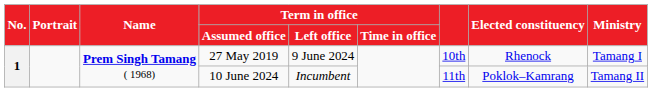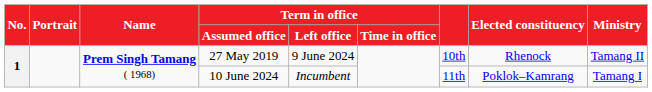(617, 55) Tamang I -> (617, 55) Tamang II
(617, 76) Tamang II -> (617, 76) Tamang I
